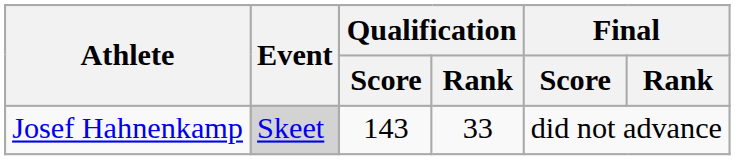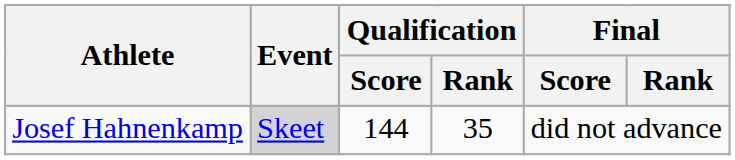(386, 129) 143 -> (386, 129) 144
(478, 129) 33 -> (478, 129) 35
